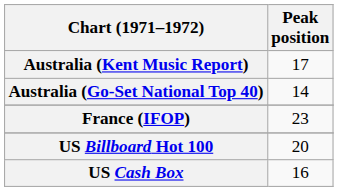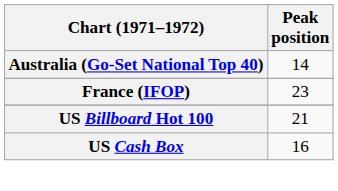- row: (136, 64)
(300, 145) 20 -> (300, 118) 21
